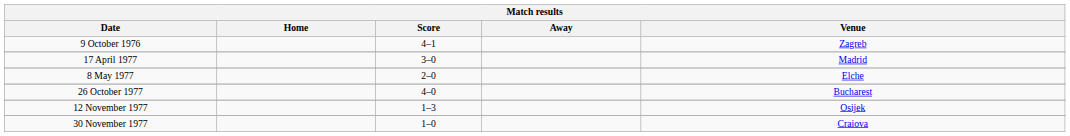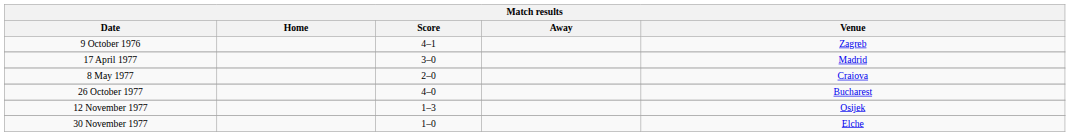(853, 76) Elche -> (853, 76) Craiova
(853, 124) Craiova -> (853, 124) Elche
